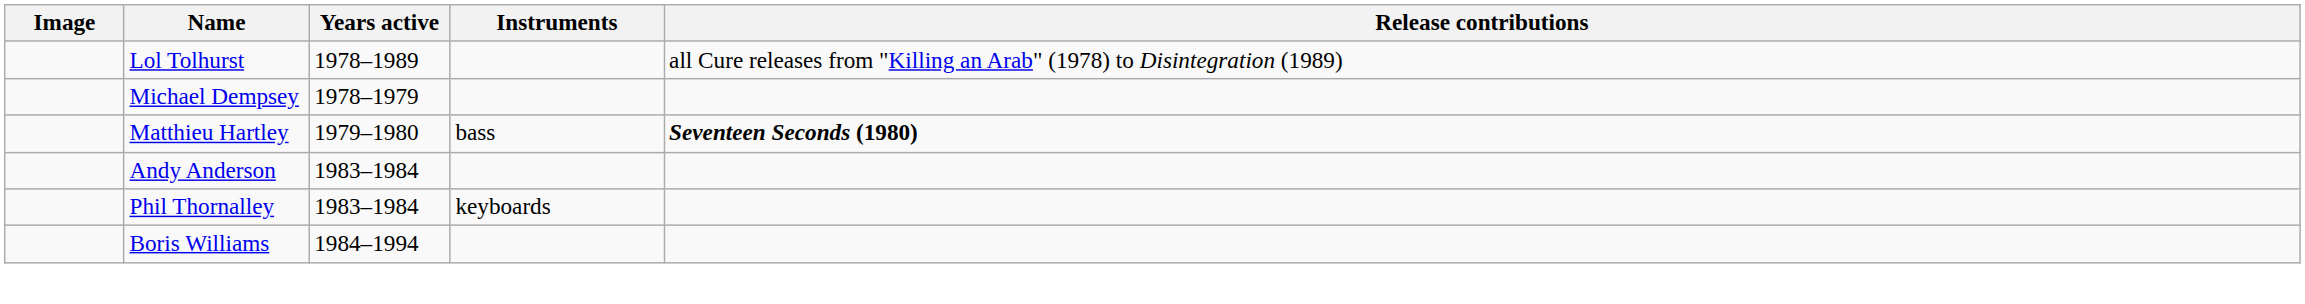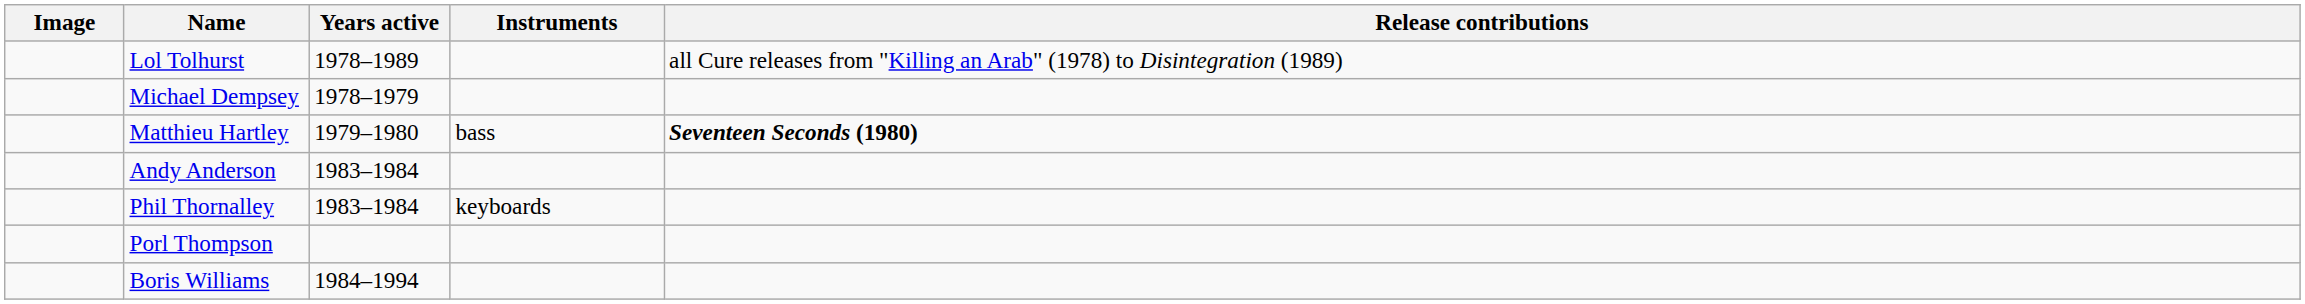+ row: (201, 243)
